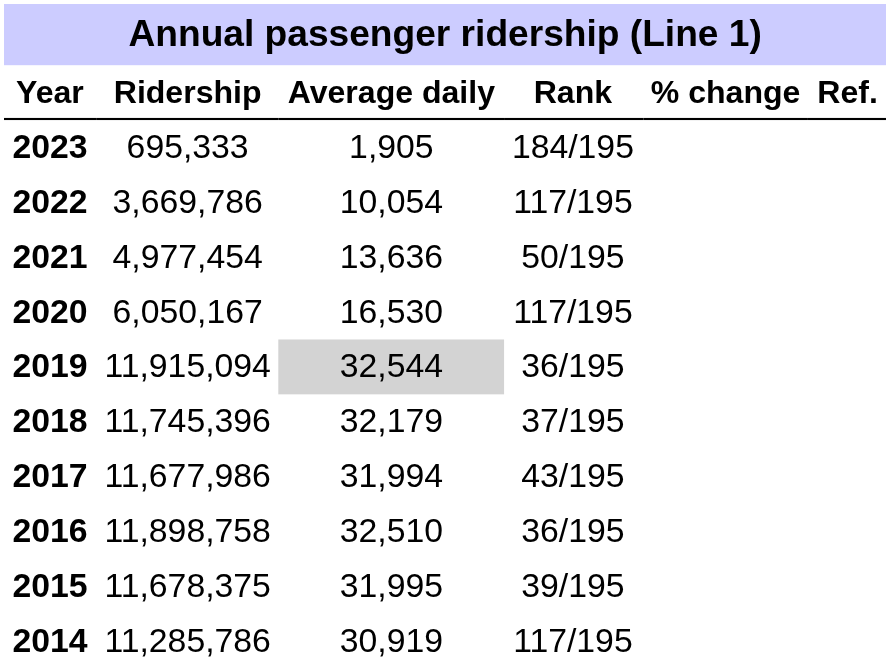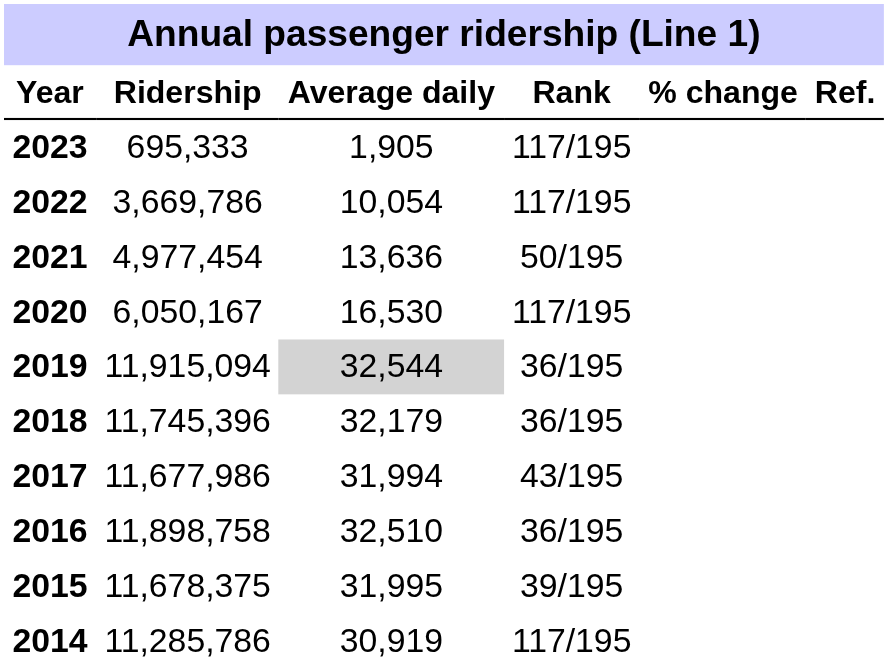(573, 146) 184/195 -> (572, 146) 117/195
(573, 421) 37/195 -> (572, 421) 36/195
